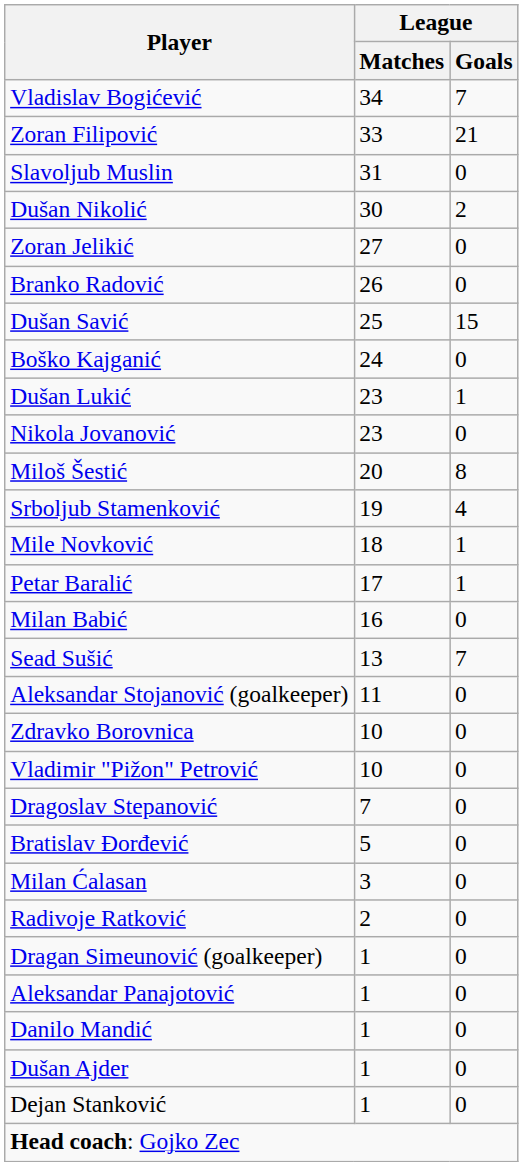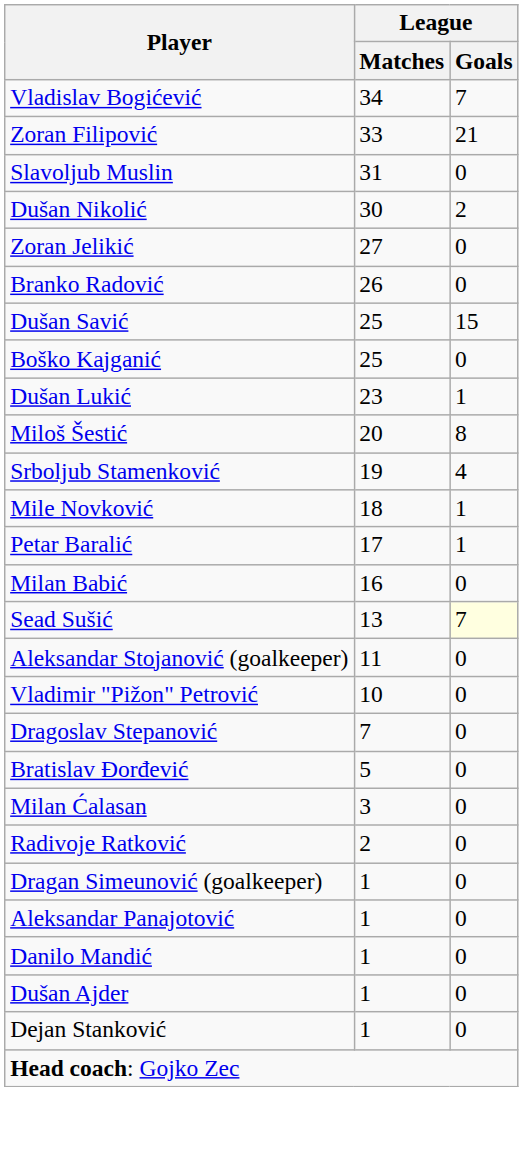(371, 358) 24 -> (371, 358) 25
- row: (93, 433)
(461, 657) no background -> (461, 619) lightyellow background
- row: (102, 731)
